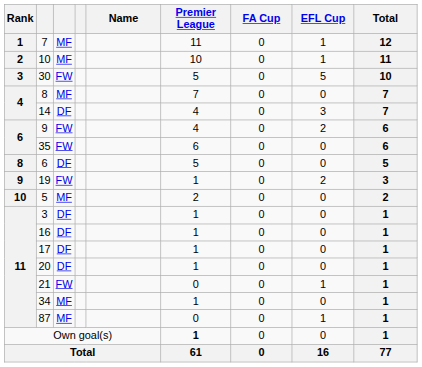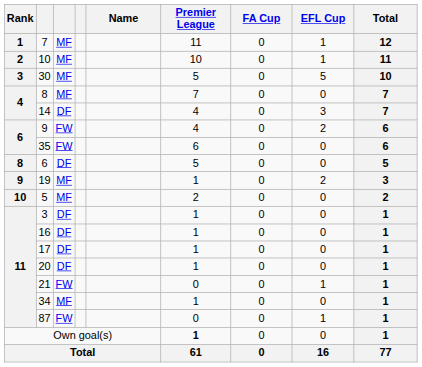(64, 77) FW -> (64, 77) MF
(64, 180) FW -> (64, 180) MF
(64, 318) MF -> (64, 318) FW
